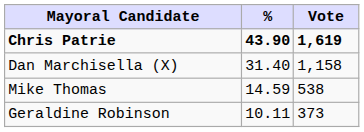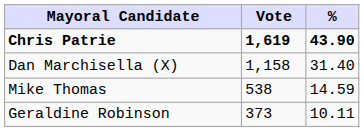columns swapped: (326, 17) <-> (268, 17)
